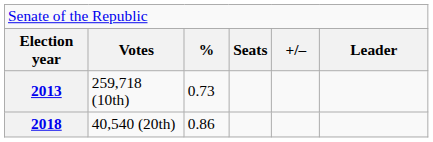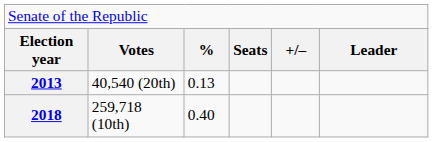(117, 91) 259,718 (10th) -> (134, 82) 40,540 (20th)
(201, 91) 0.73 -> (201, 82) 0.13
(134, 124) 40,540 (20th) -> (117, 115) 259,718 (10th)
(201, 124) 0.86 -> (201, 115) 0.40
